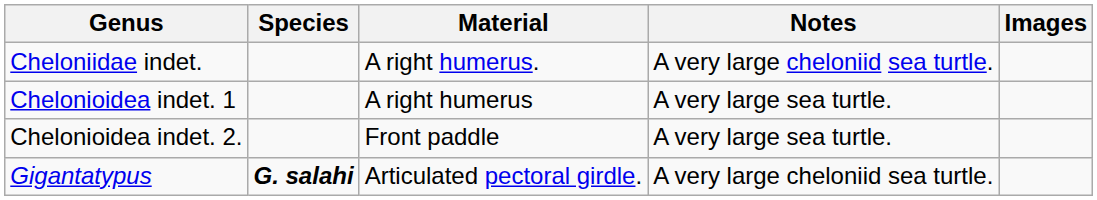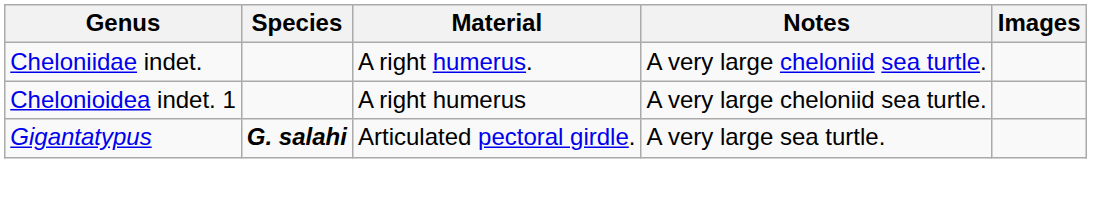(773, 99) A very large sea turtle. -> (817, 99) A very large cheloniid sea turtle.
- row: (126, 137)
(823, 175) A very large cheloniid sea turtle. -> (766, 137) A very large sea turtle.
